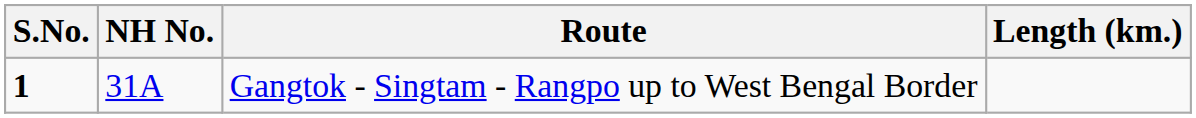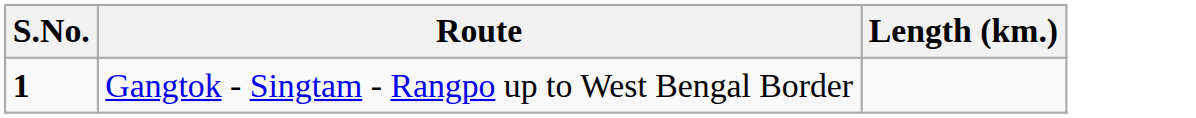- column: (160, 31)
